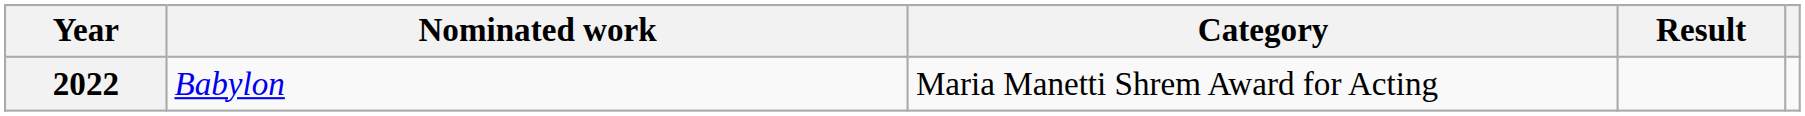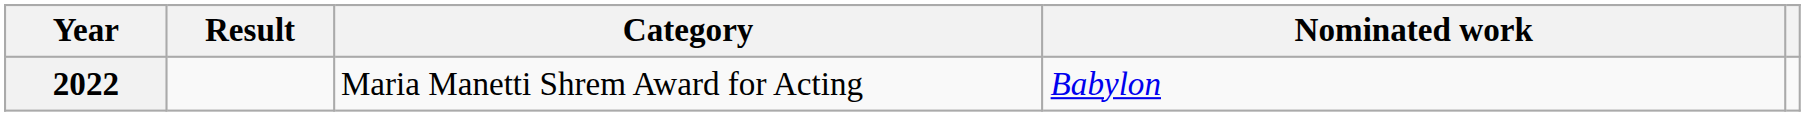columns swapped: (538, 30) <-> (1701, 30)
